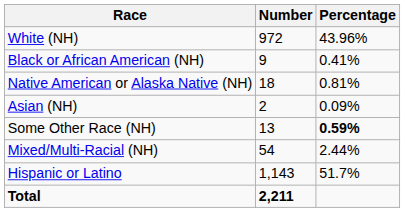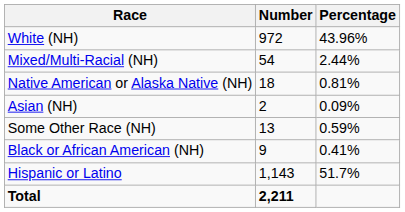rows swapped: (106, 60) <-> (83, 151)
(339, 128) bold -> (339, 128) normal
